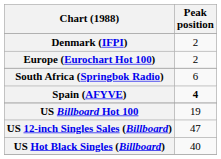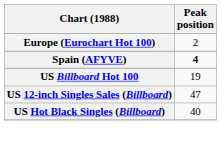- row: (89, 42)
- row: (89, 77)
